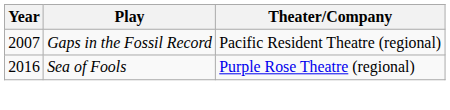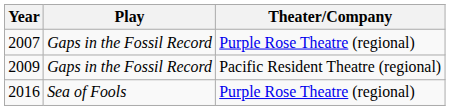(330, 42) Pacific Resident Theatre (regional) -> (317, 42) Purple Rose Theatre (regional)
+ row: (24, 67)
